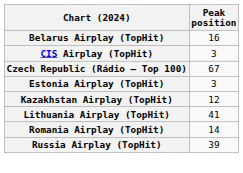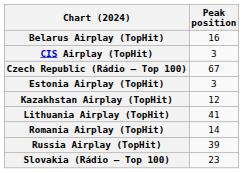+ row: (97, 160)
